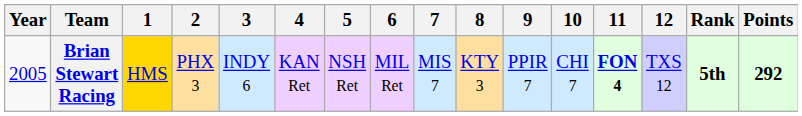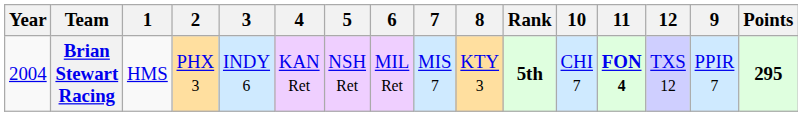columns swapped: (528, 20) <-> (712, 20)
(28, 73) 2005 -> (28, 73) 2004
(147, 73) gold background -> (147, 73) no background
(768, 73) 292 -> (768, 73) 295
